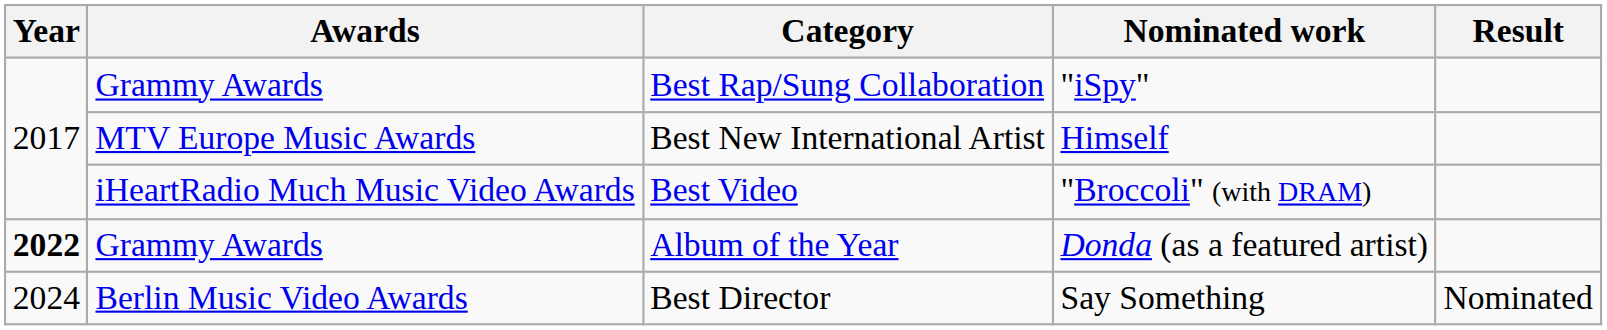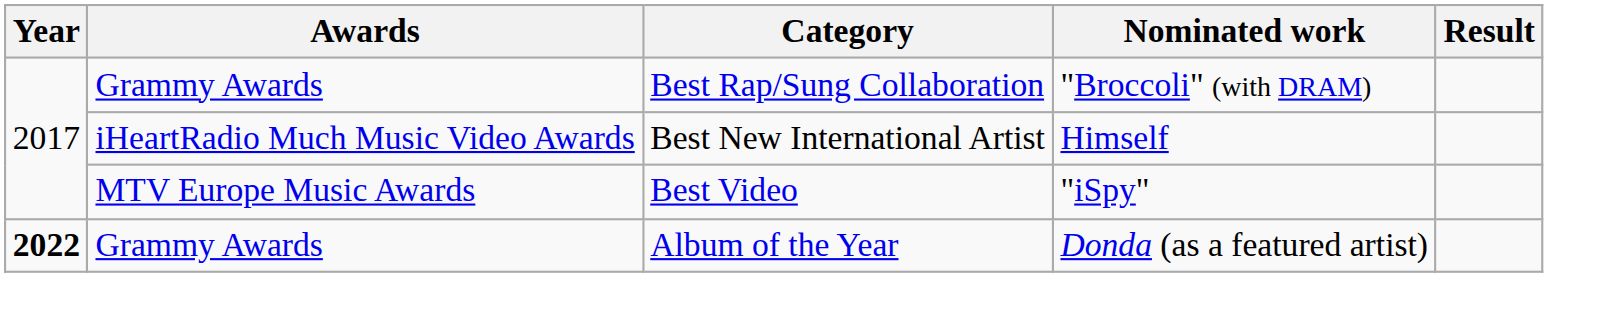(1105, 84) "iSpy" -> (1216, 84) "Broccoli" (with DRAM)
(285, 137) MTV Europe Music Awards -> (365, 137) iHeartRadio Much Music Video Awards
(365, 191) iHeartRadio Much Music Video Awards -> (285, 191) MTV Europe Music Awards
(1216, 191) "Broccoli" (with DRAM) -> (1105, 191) "iSpy"
- row: (740, 297)
